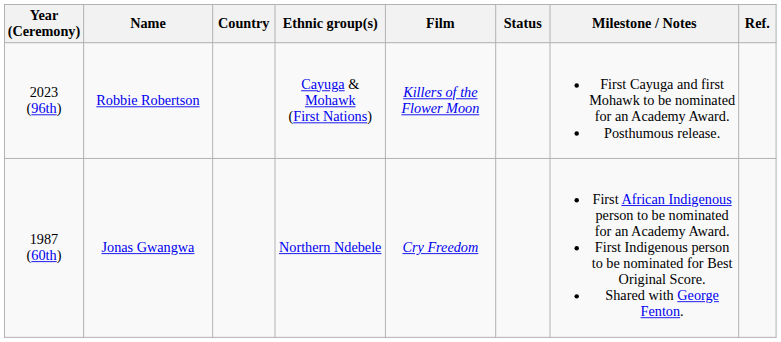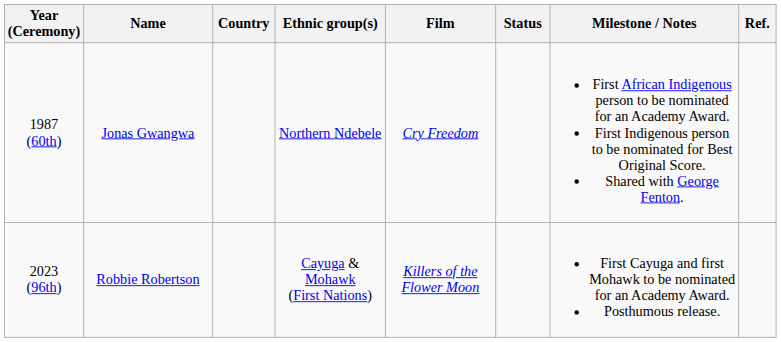rows swapped: (44, 247) <-> (44, 100)
